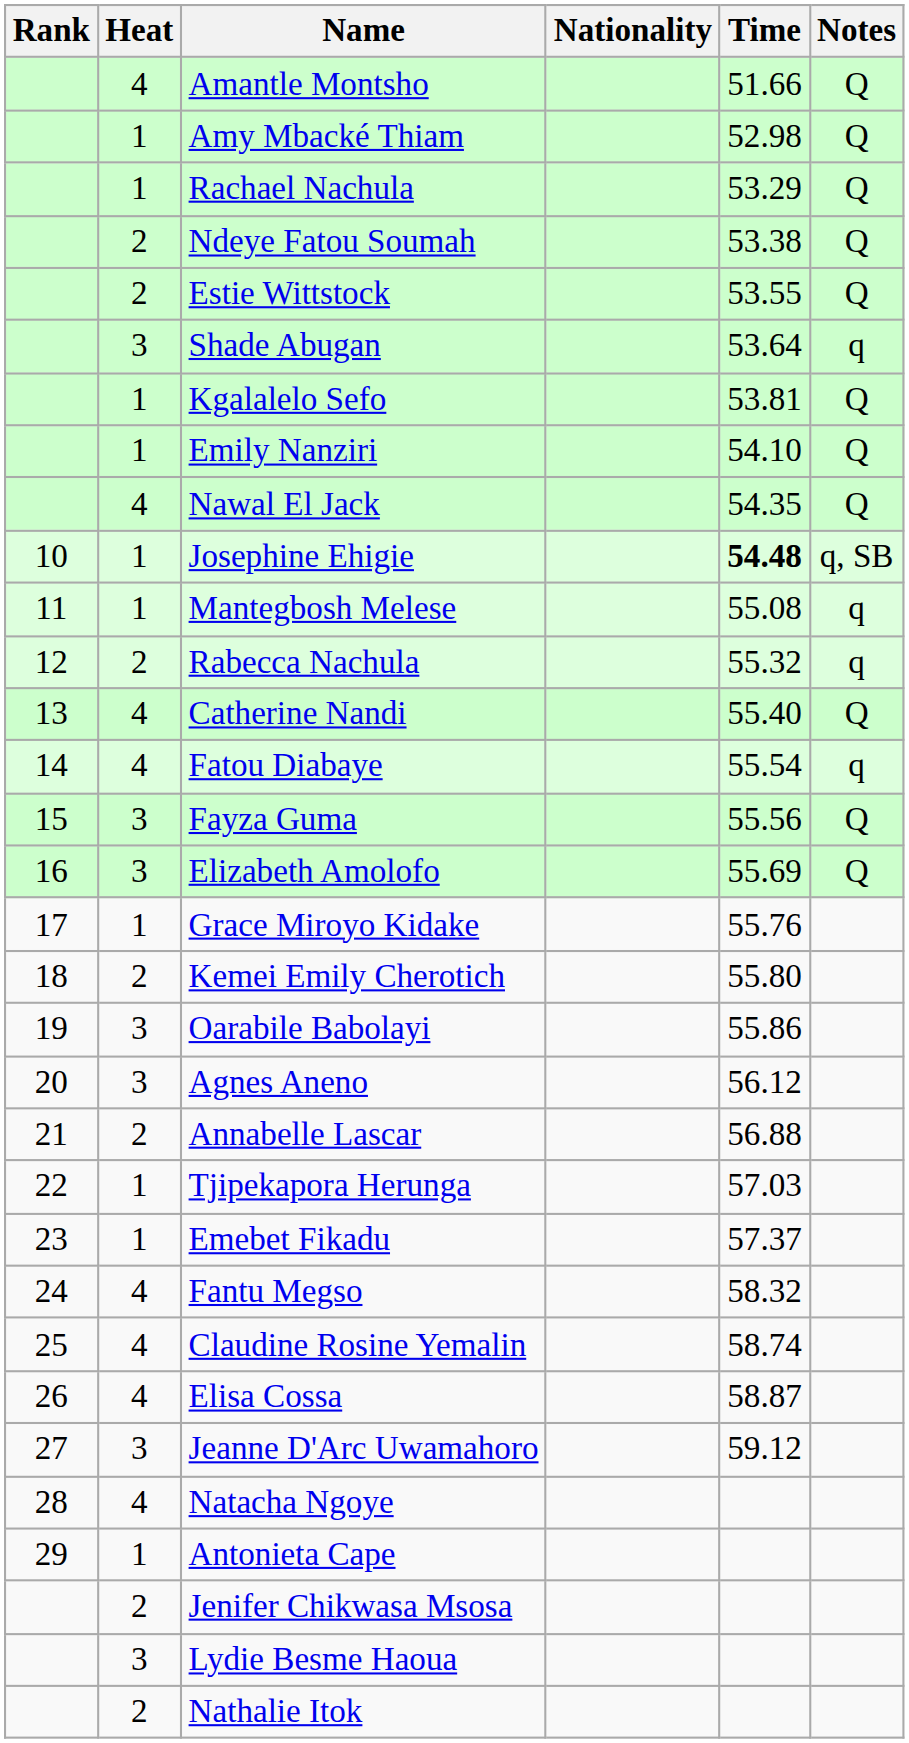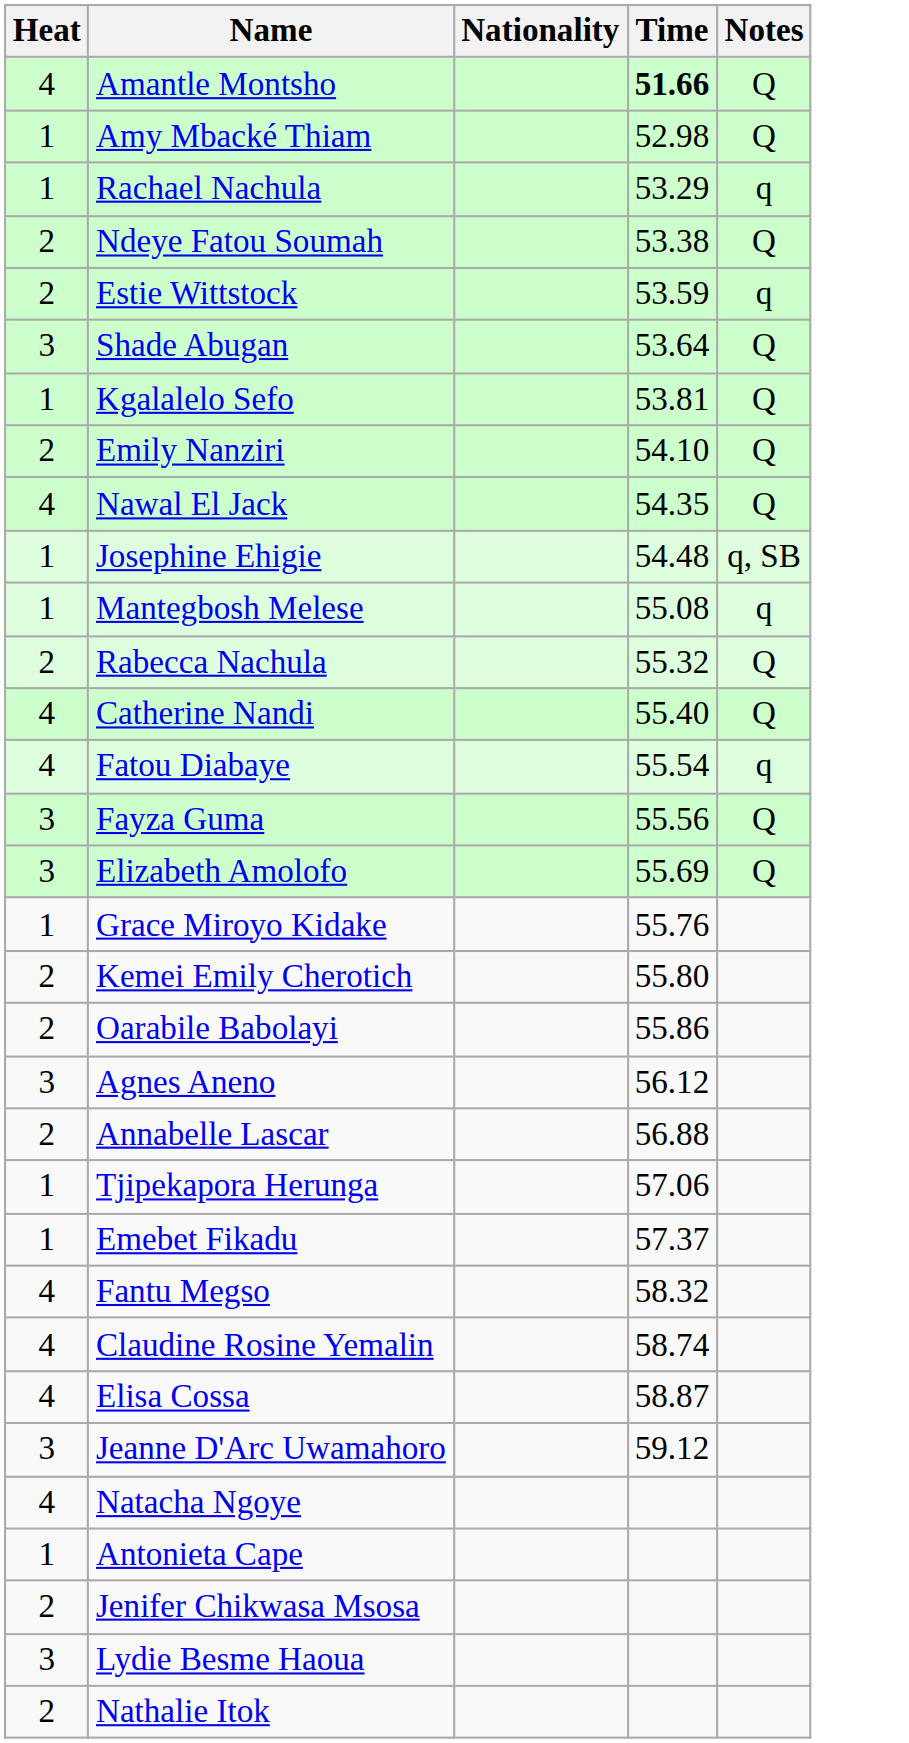- column: (51, 30)
(765, 83) normal -> (672, 83) bold
(857, 188) Q -> (764, 188) q
(765, 293) 53.55 -> (672, 293) 53.59
(857, 293) Q -> (764, 293) q
(857, 345) q -> (764, 345) Q
(139, 450) 1 -> (47, 450) 2
(765, 556) bold -> (672, 556) normal
(857, 661) q -> (764, 661) Q
(139, 1028) 3 -> (47, 1028) 2
(765, 1186) 57.03 -> (672, 1186) 57.06
